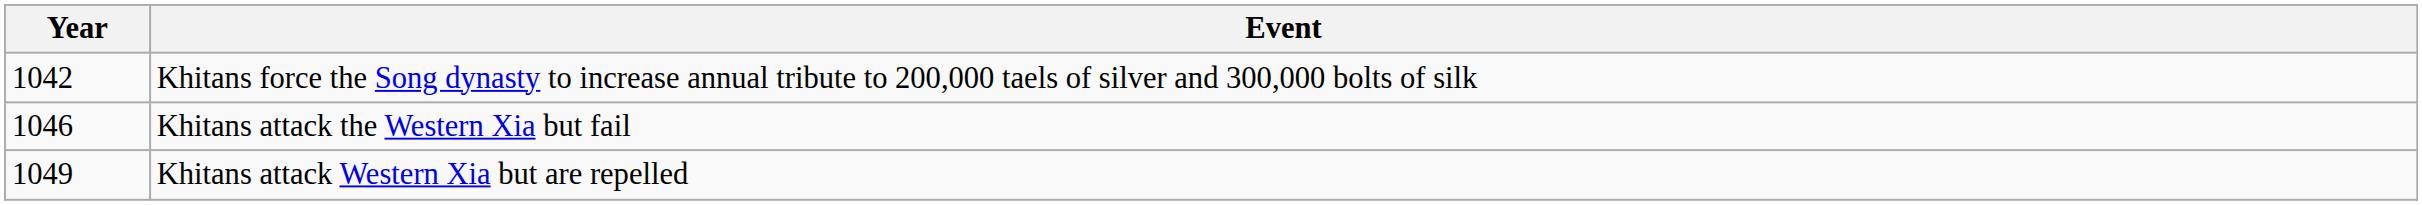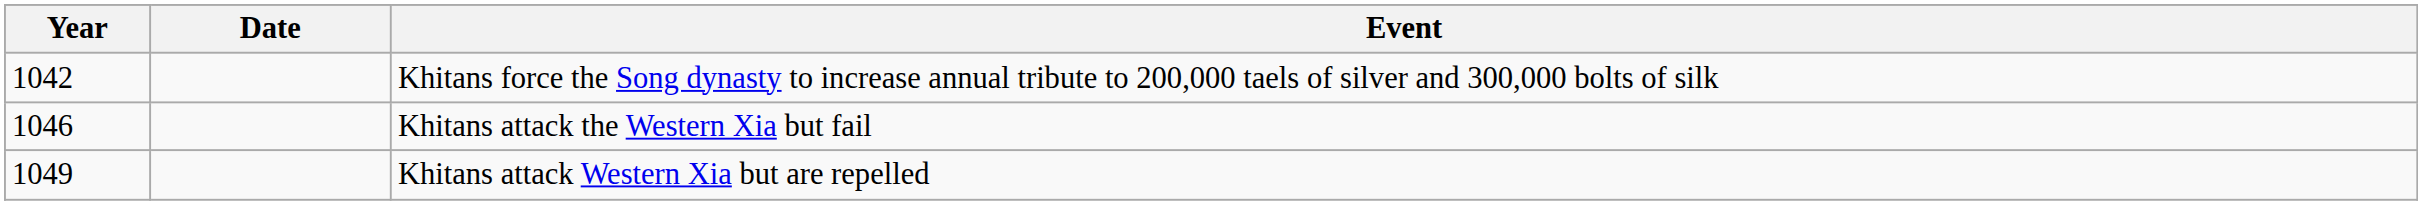+ column: (270, 28)
